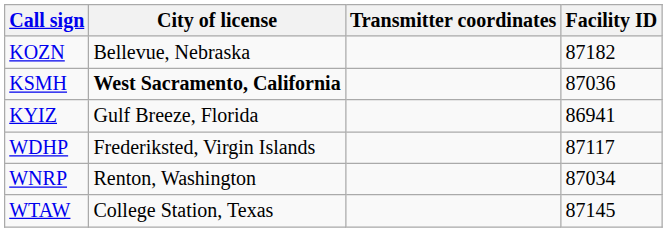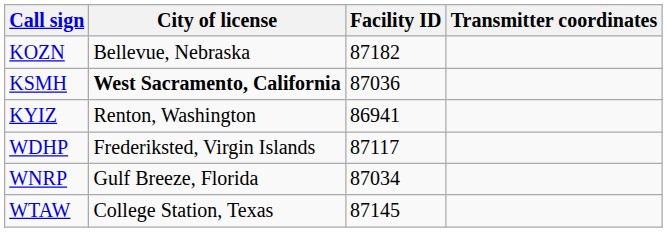columns swapped: (611, 20) <-> (453, 20)
(176, 115) Gulf Breeze, Florida -> (175, 115) Renton, Washington
(175, 178) Renton, Washington -> (176, 178) Gulf Breeze, Florida
